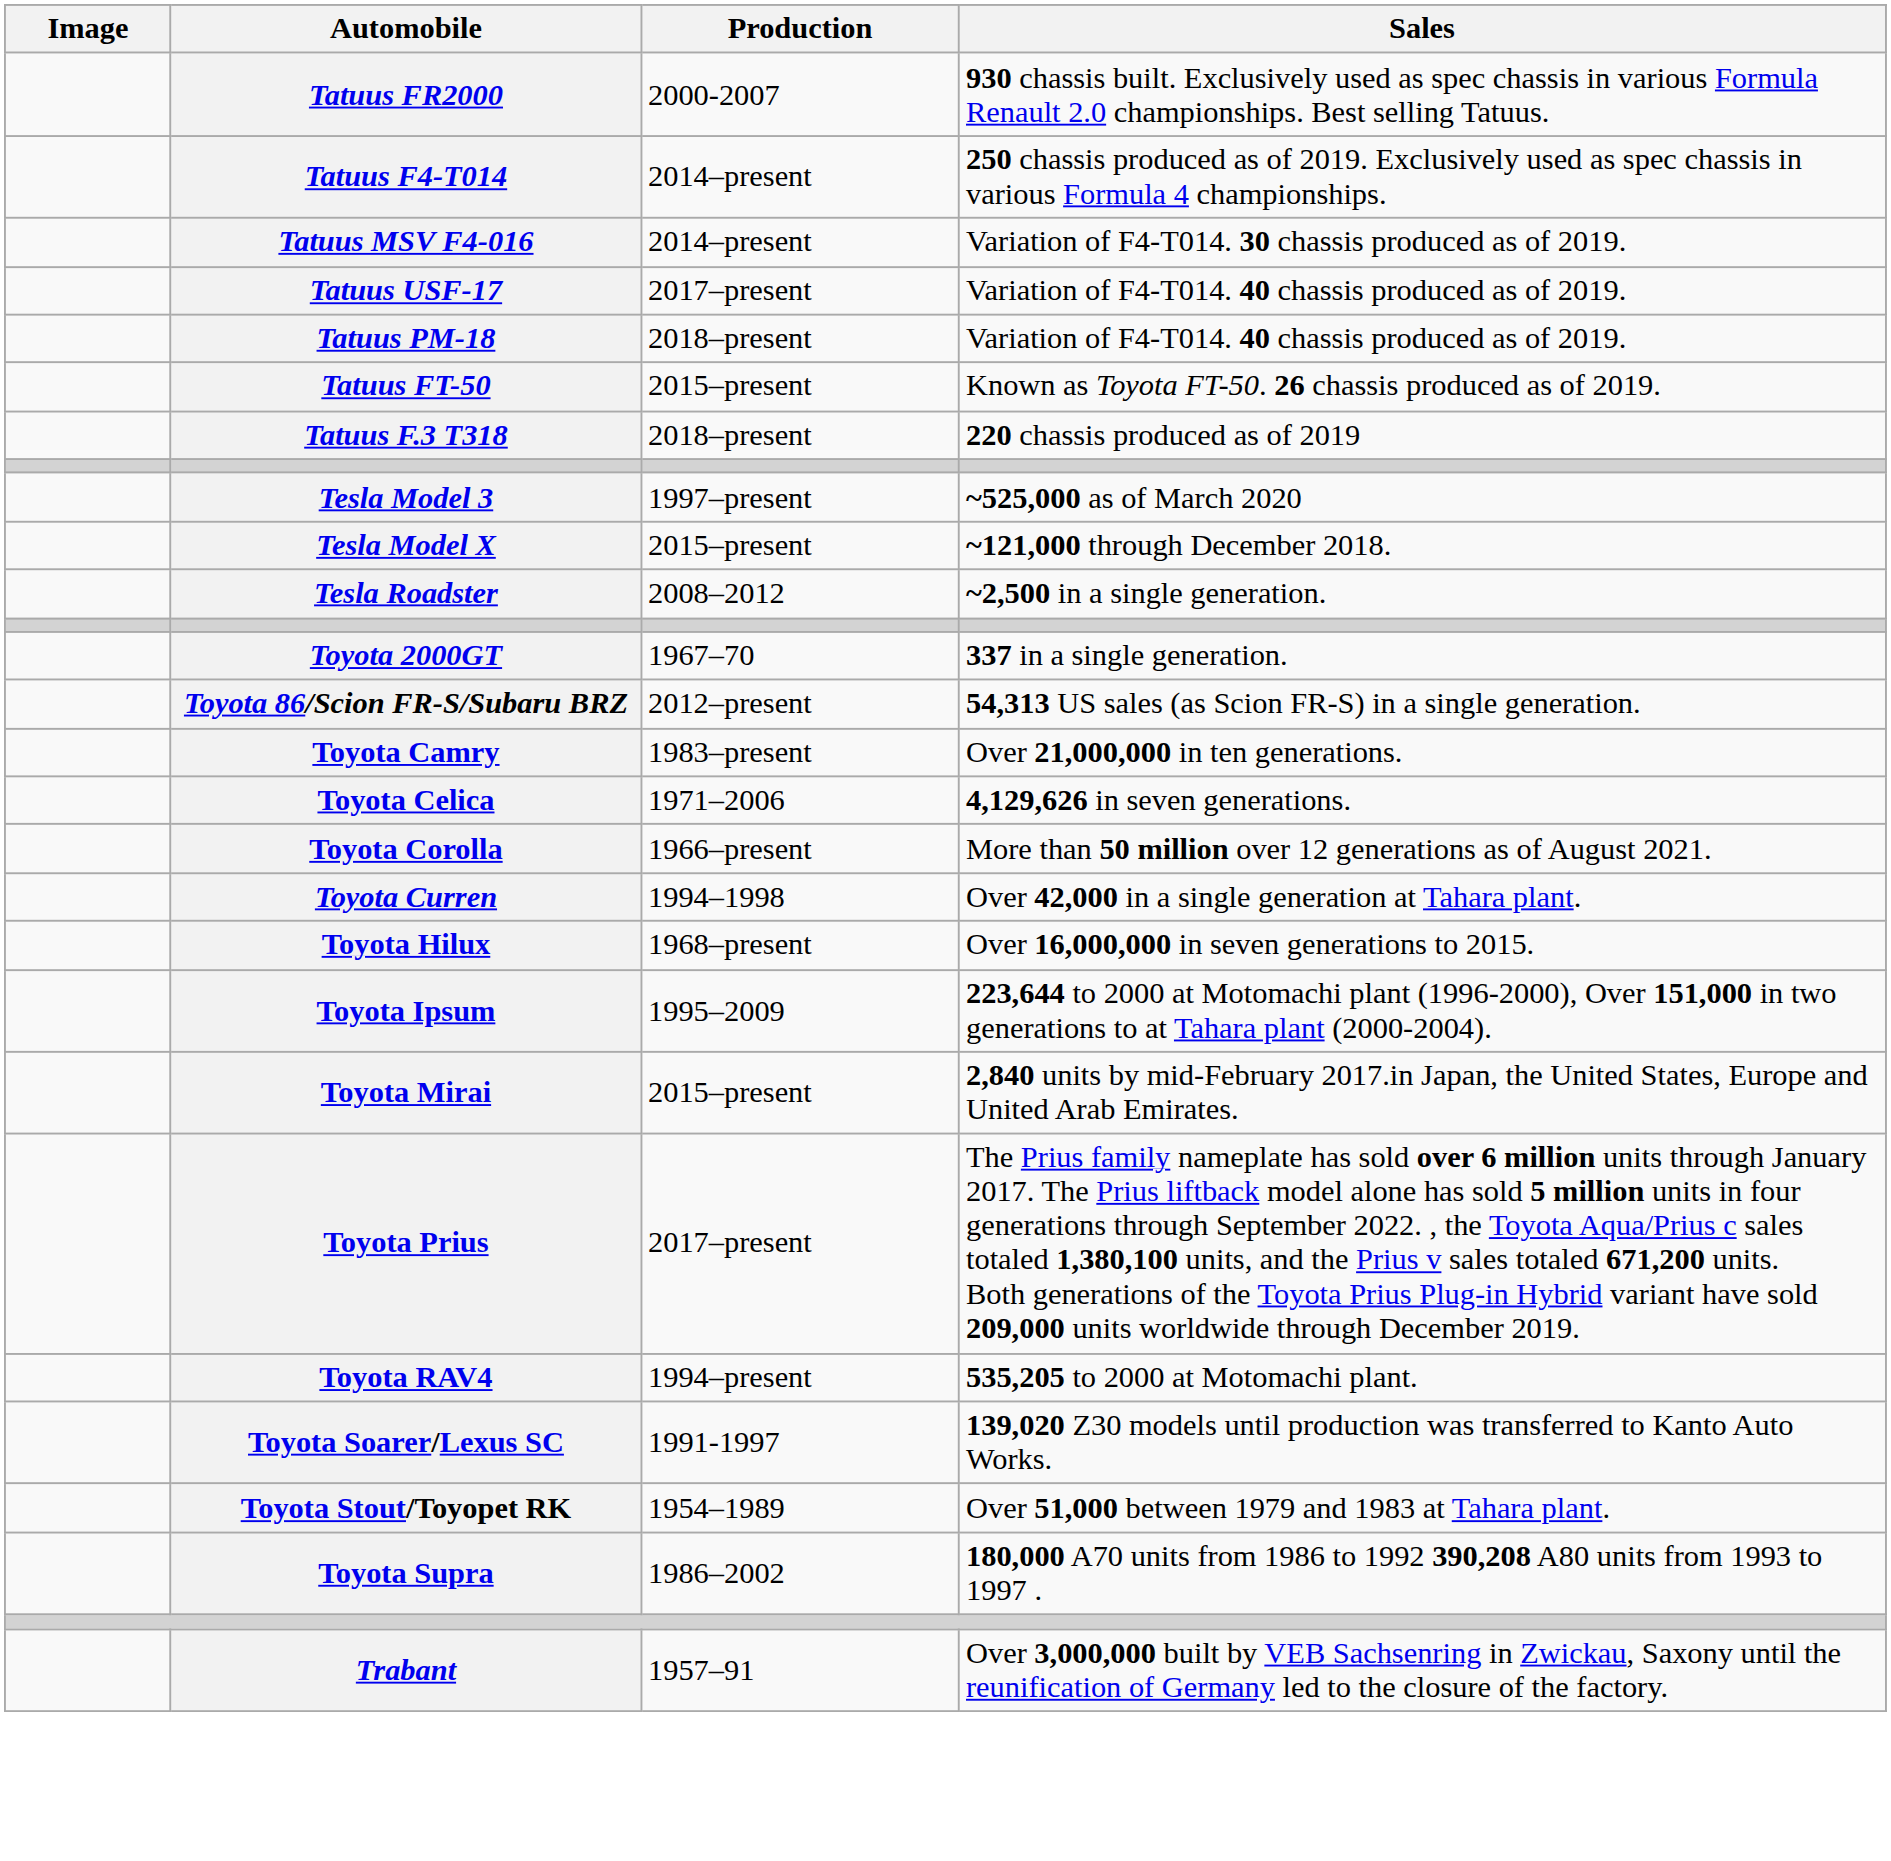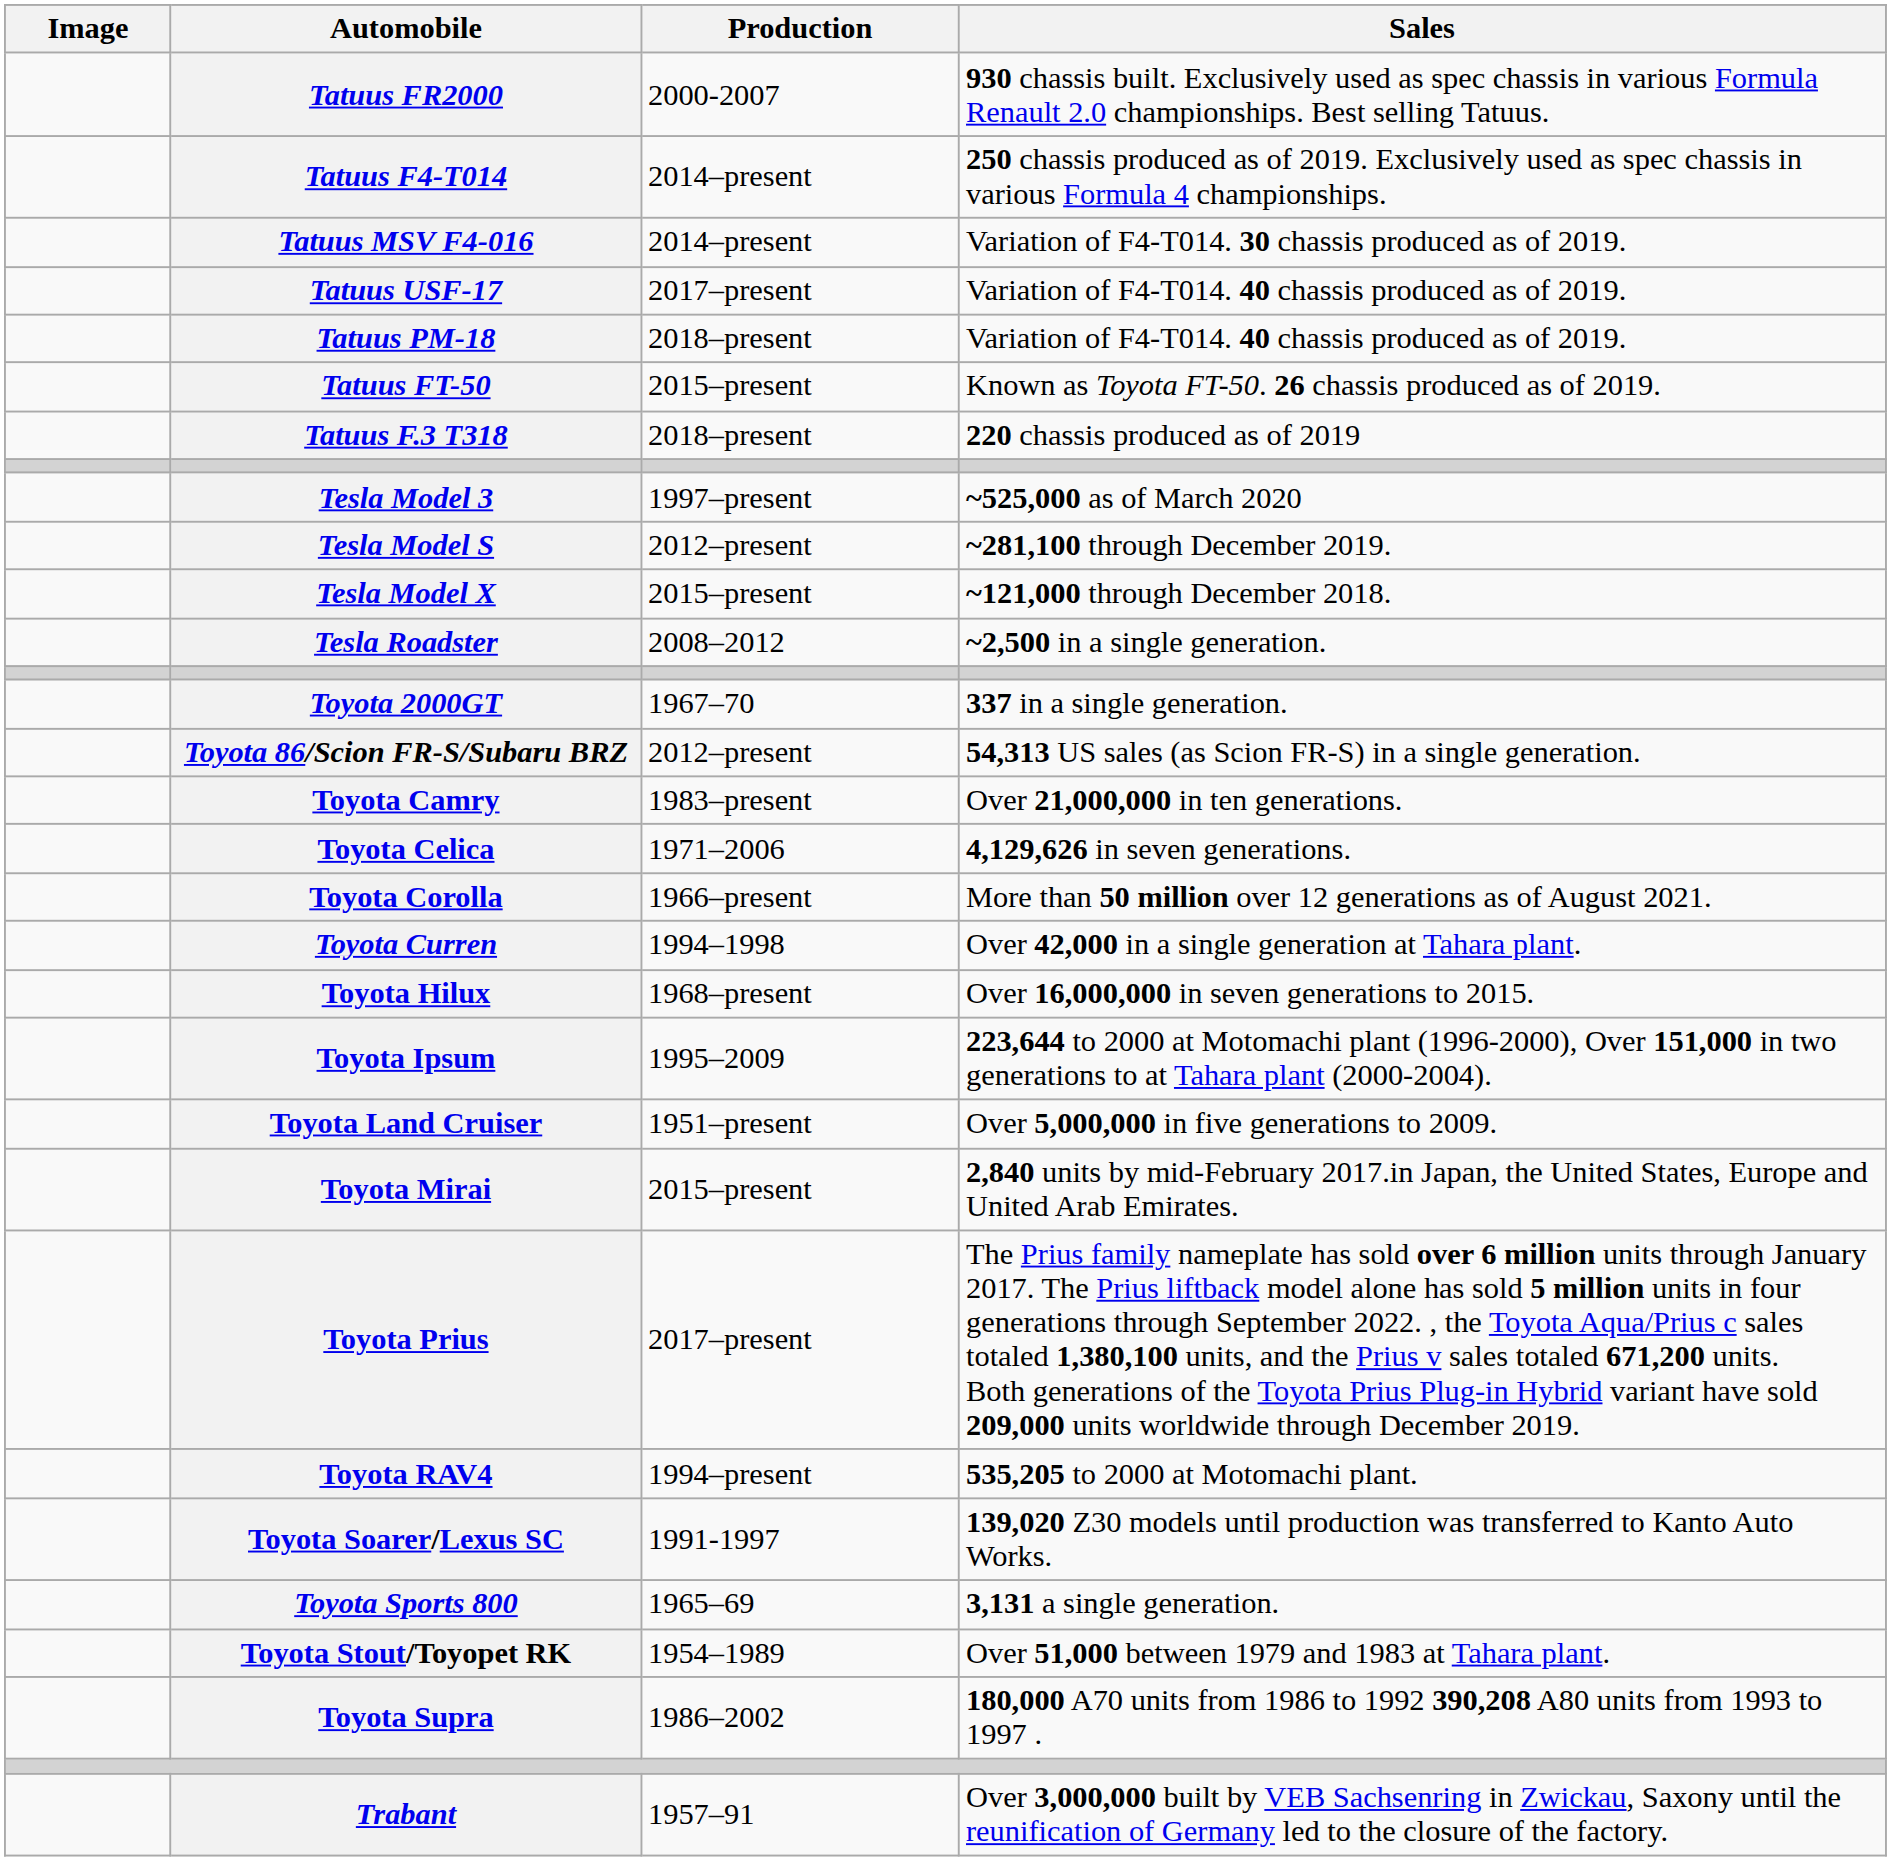+ row: (406, 544)
+ row: (406, 1123)
+ row: (406, 1603)
